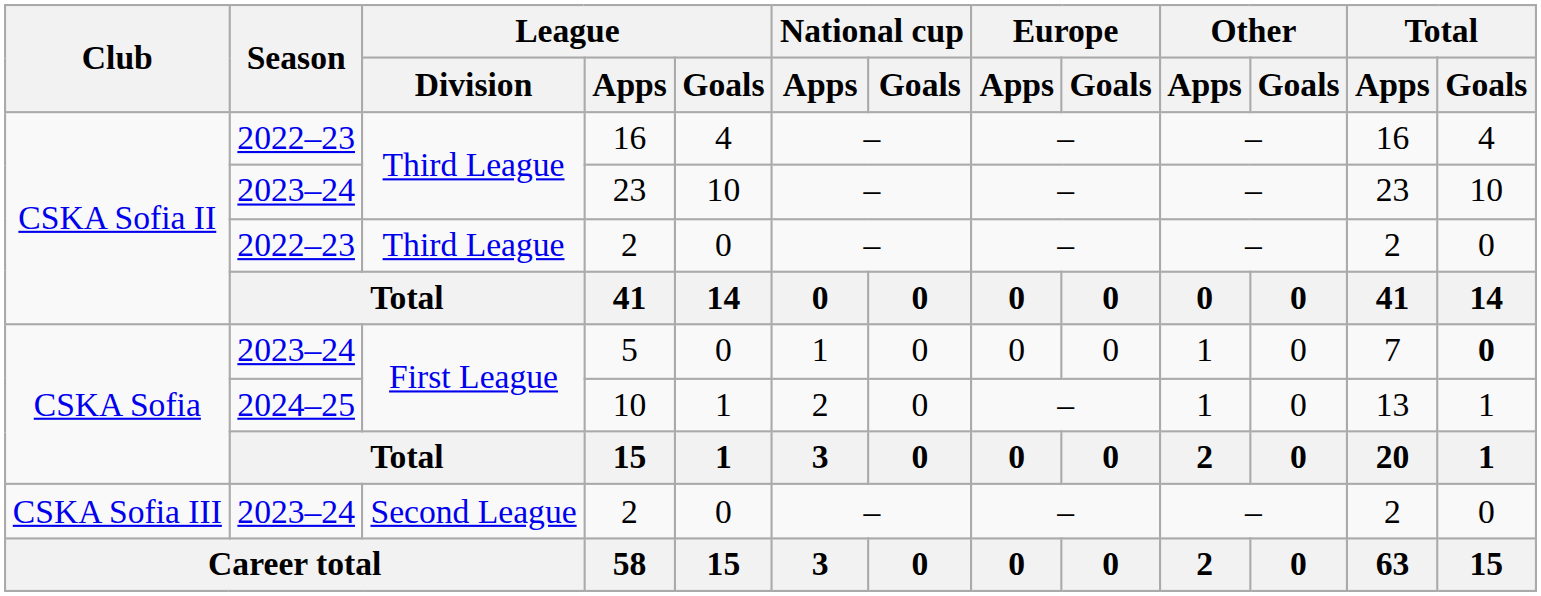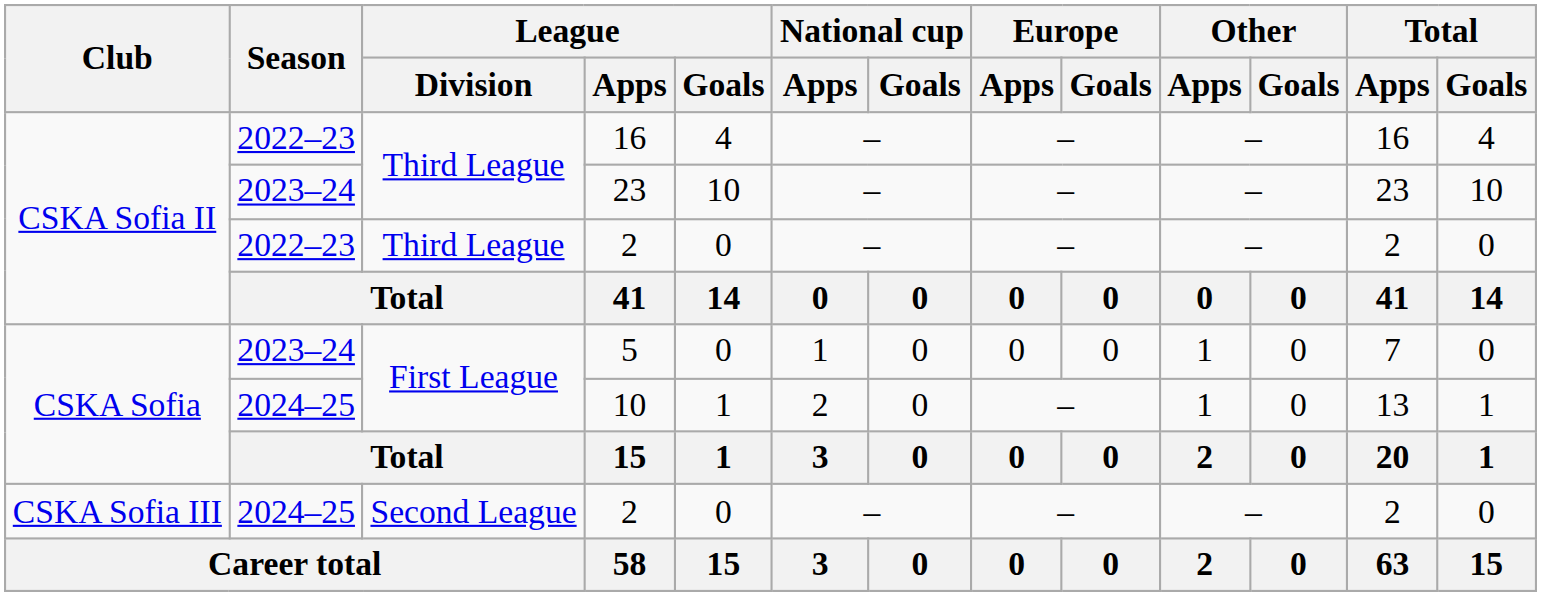(1486, 350) bold -> (1486, 350) normal
(296, 510) 2023–24 -> (296, 510) 2024–25
